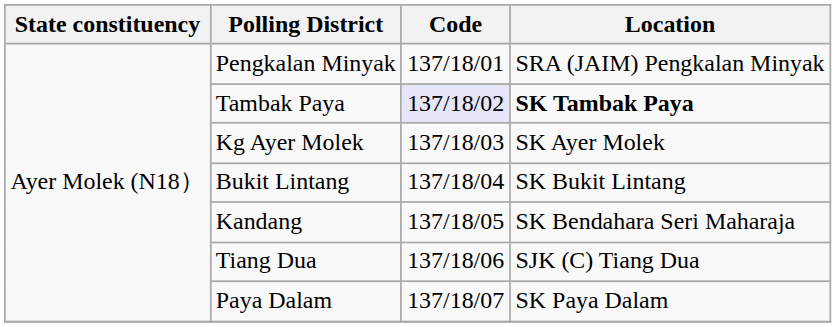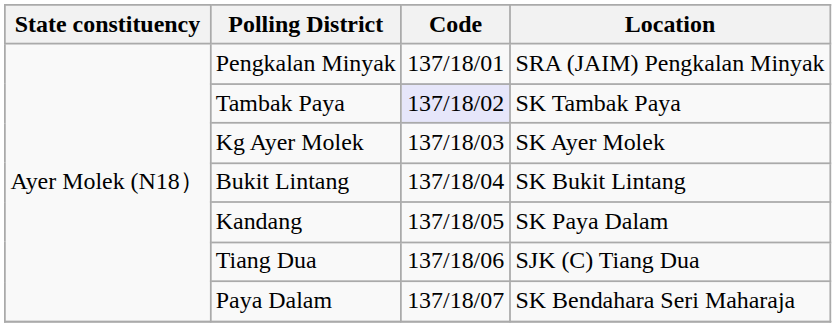(605, 102) bold -> (598, 102) normal
(655, 221) SK Bendahara Seri Maharaja -> (592, 221) SK Paya Dalam
(592, 300) SK Paya Dalam -> (655, 300) SK Bendahara Seri Maharaja
